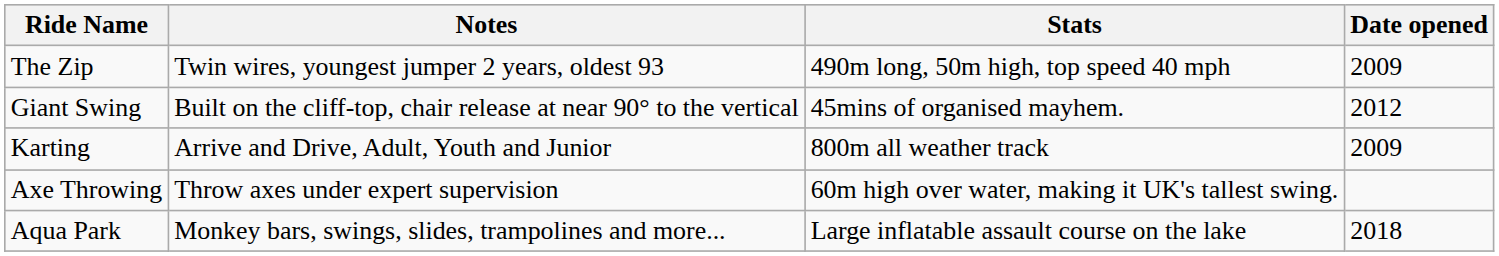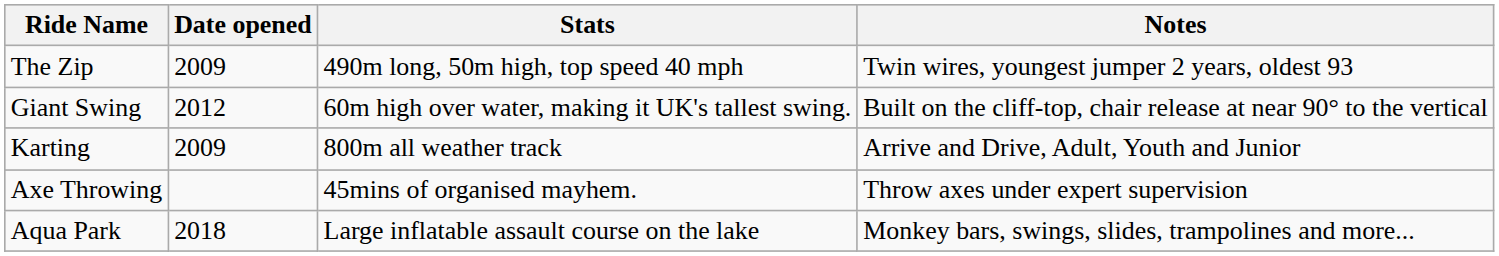columns swapped: (1419, 25) <-> (486, 25)
(967, 107) 45mins of organised mayhem. -> (587, 107) 60m high over water, making it UK's tallest swing.
(1074, 189) 60m high over water, making it UK's tallest swing. -> (480, 189) 45mins of organised mayhem.
